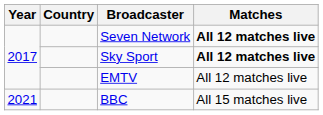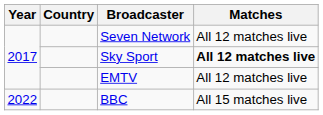(256, 36) bold -> (252, 36) normal
(22, 99) 2021 -> (22, 99) 2022
